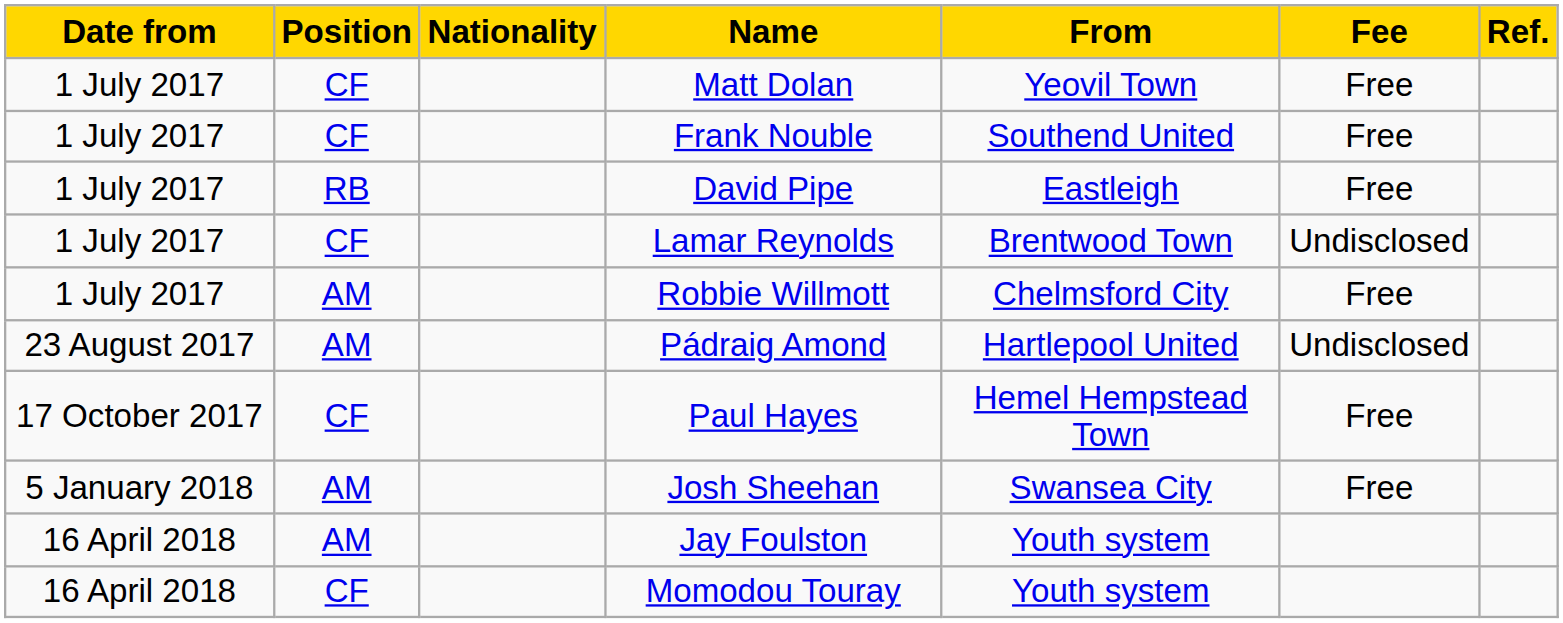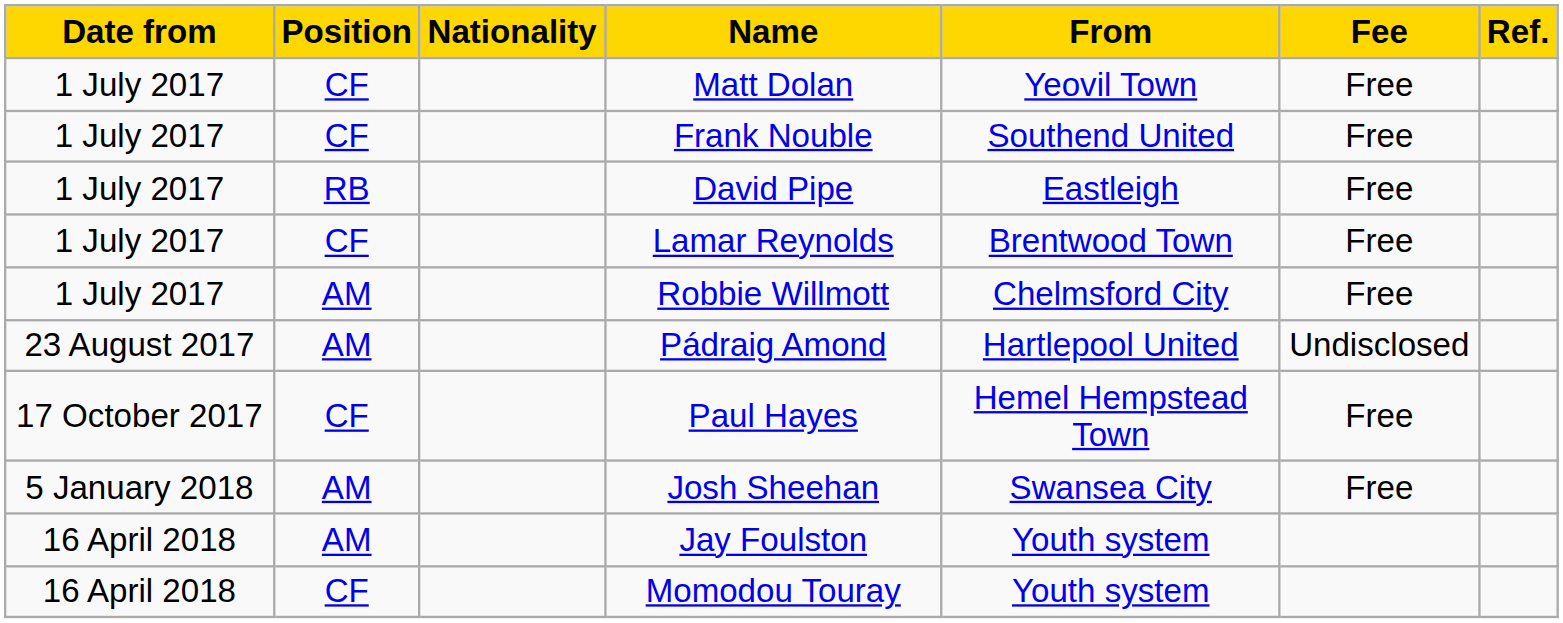(1379, 241) Undisclosed -> (1379, 241) Free
